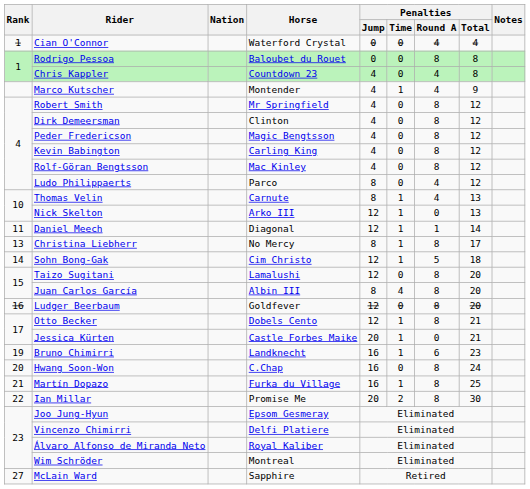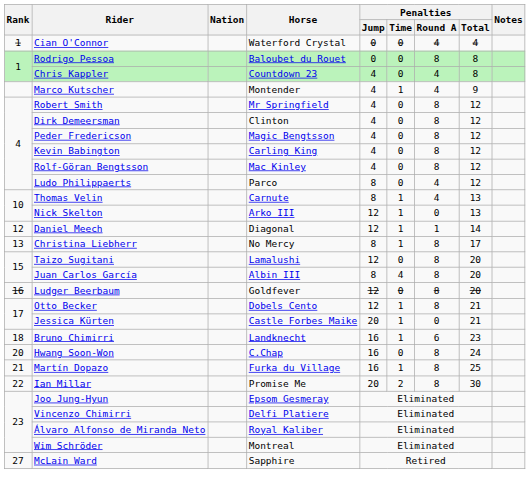(18, 229) 11 -> (18, 229) 12
- row: (71, 260)
(18, 352) 19 -> (18, 337) 18
